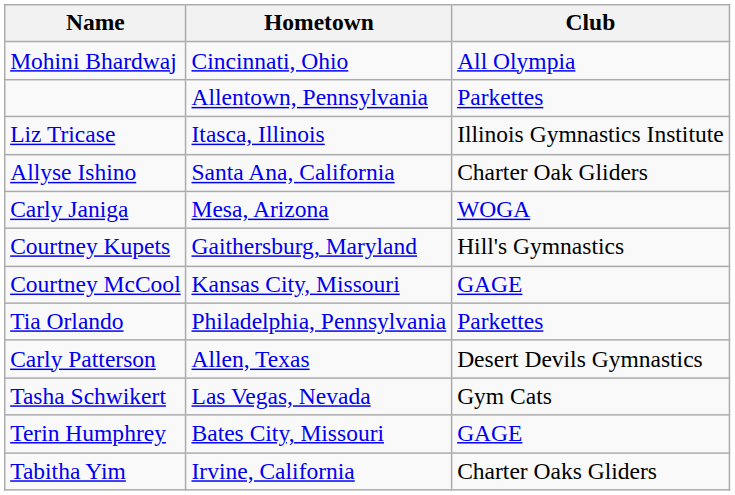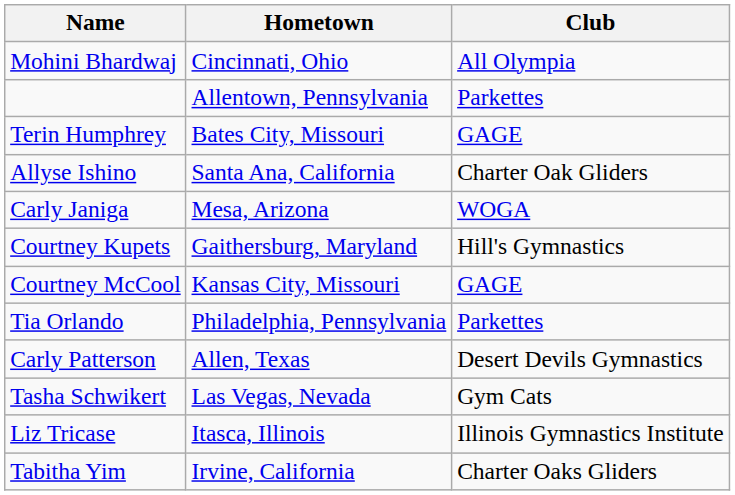rows swapped: (88, 433) <-> (63, 135)
